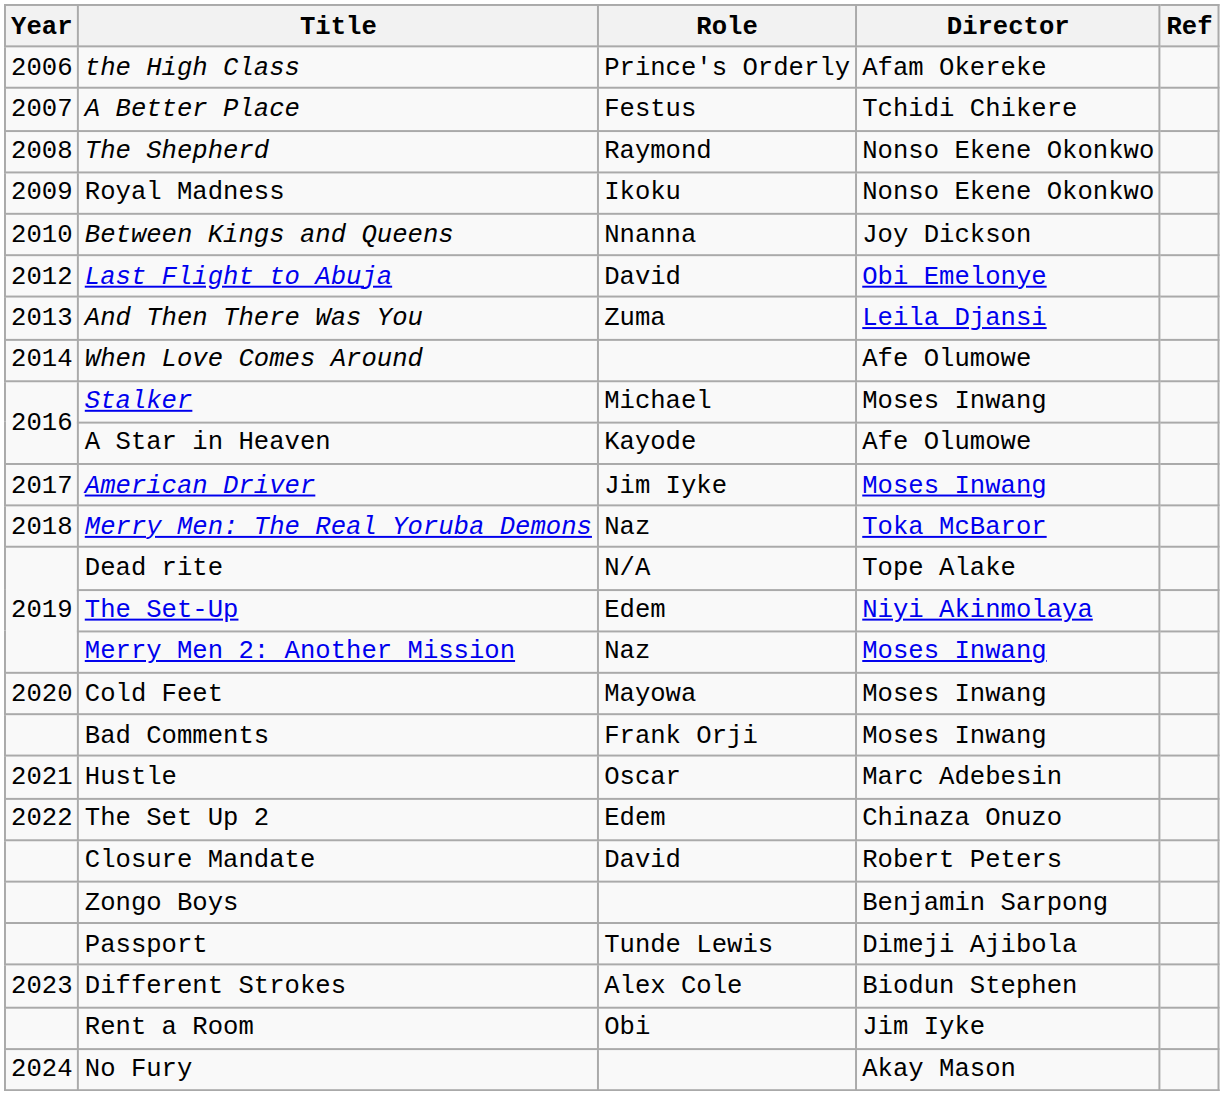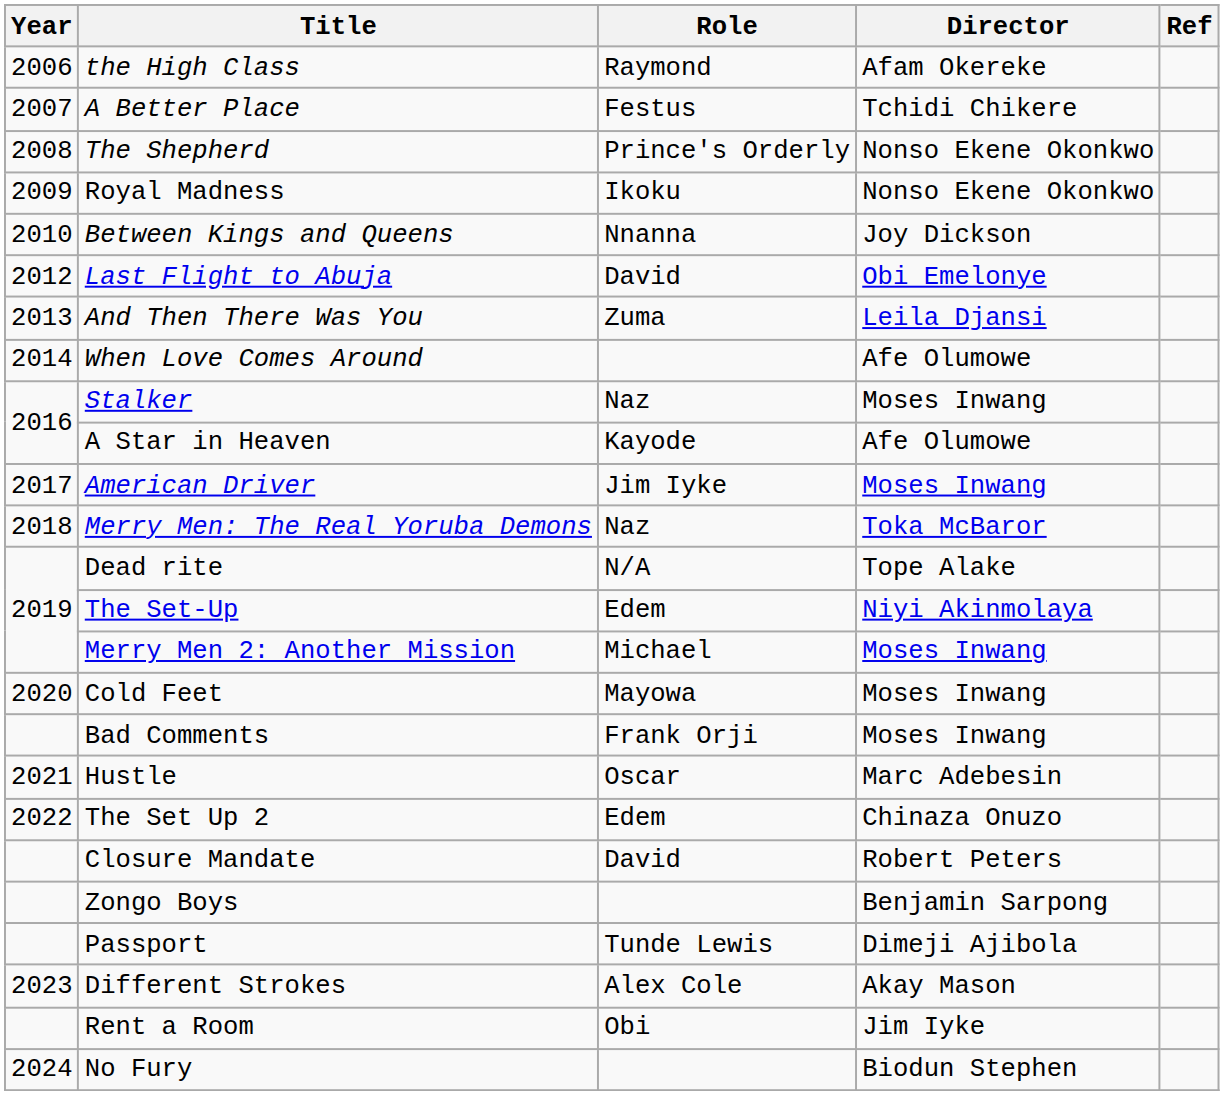(727, 68) Prince's Orderly -> (658, 68) Raymond
(658, 151) Raymond -> (727, 151) Prince's Orderly
(658, 402) Michael -> (627, 402) Naz
(627, 652) Naz -> (658, 652) Michael
(970, 986) Biodun Stephen -> (939, 986) Akay Mason
(939, 1069) Akay Mason -> (970, 1069) Biodun Stephen
